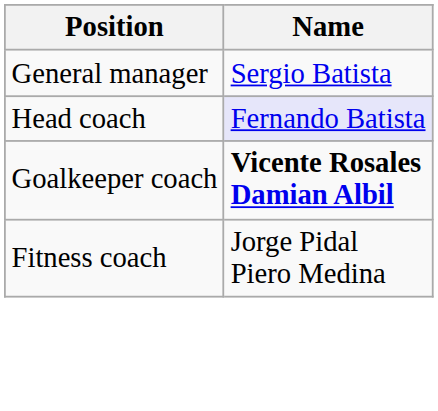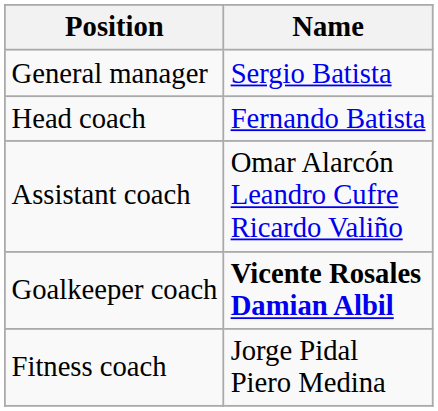(328, 118) lavender background -> (328, 118) no background
+ row: (101, 195)
